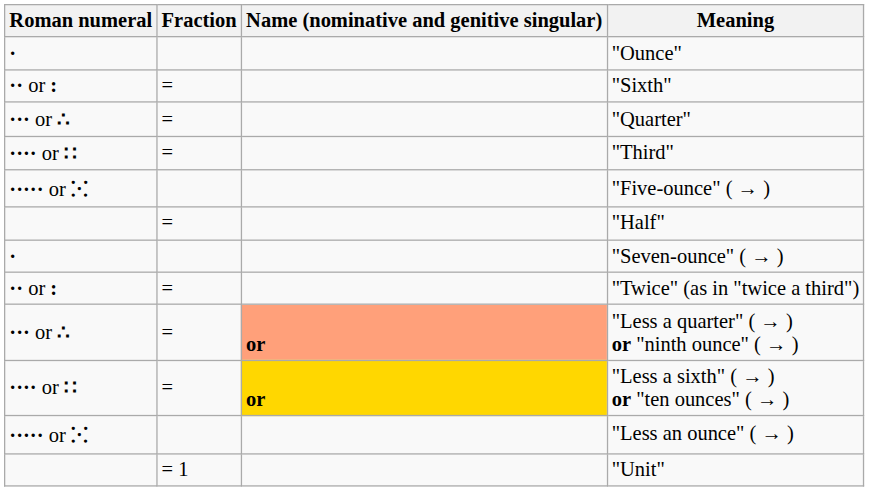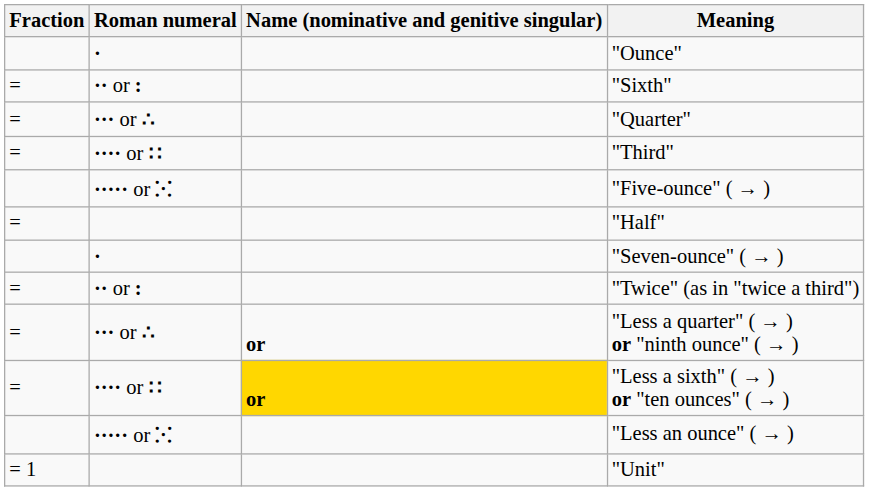columns swapped: (199, 20) <-> (81, 20)
(256, 343) lightsalmon background -> (256, 343) no background
